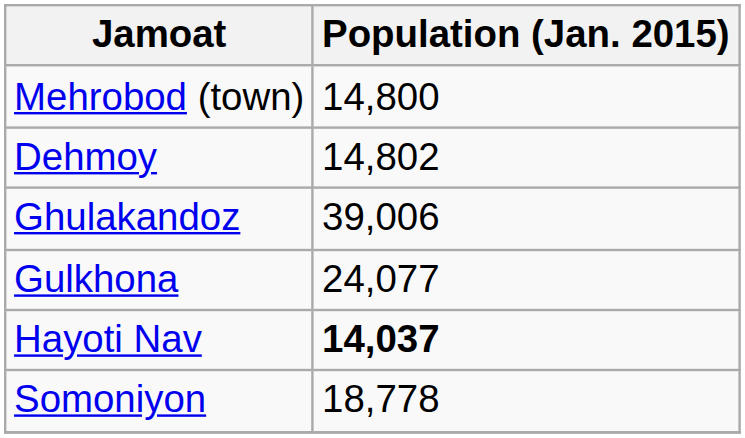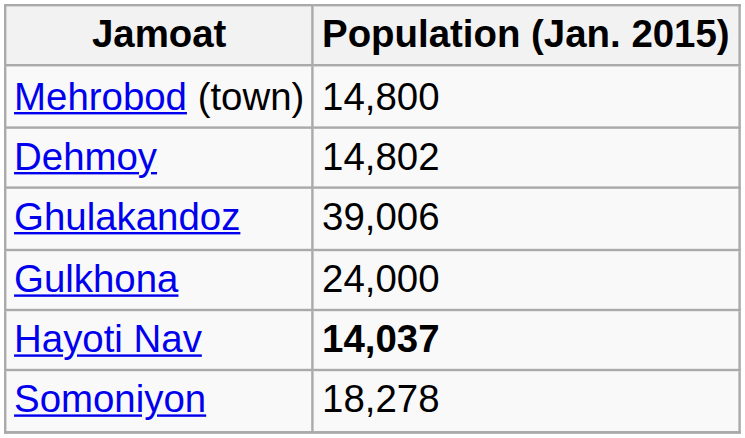(381, 278) 24,077 -> (381, 278) 24,000
(381, 400) 18,778 -> (381, 400) 18,278
